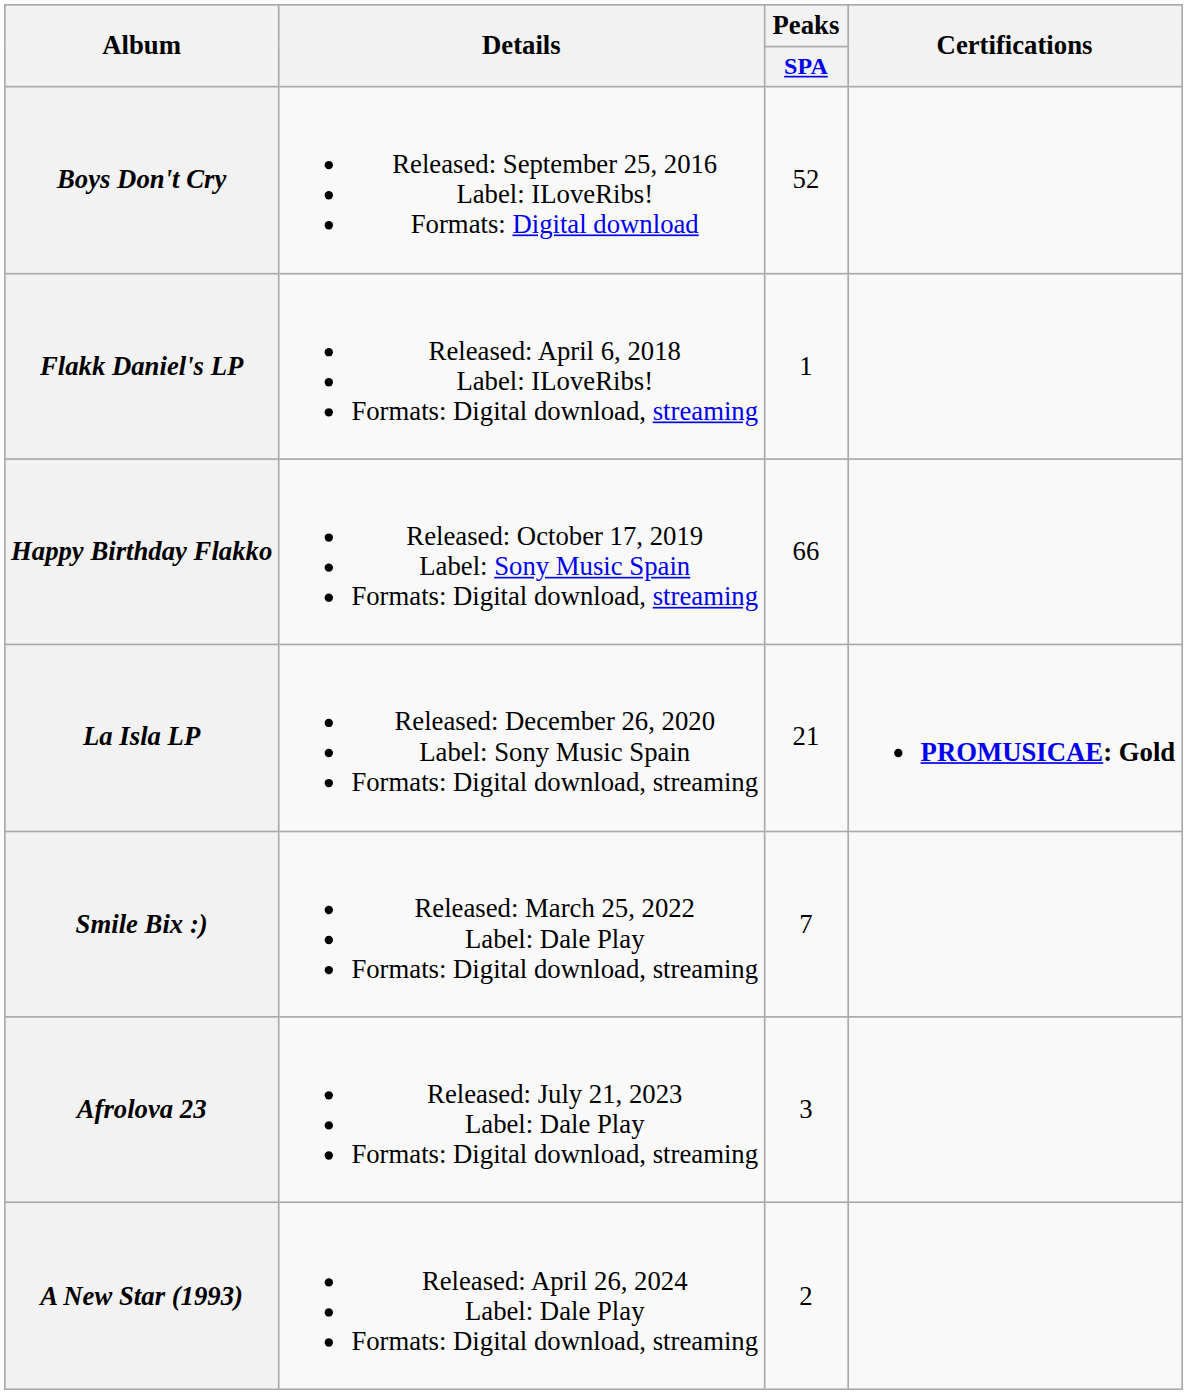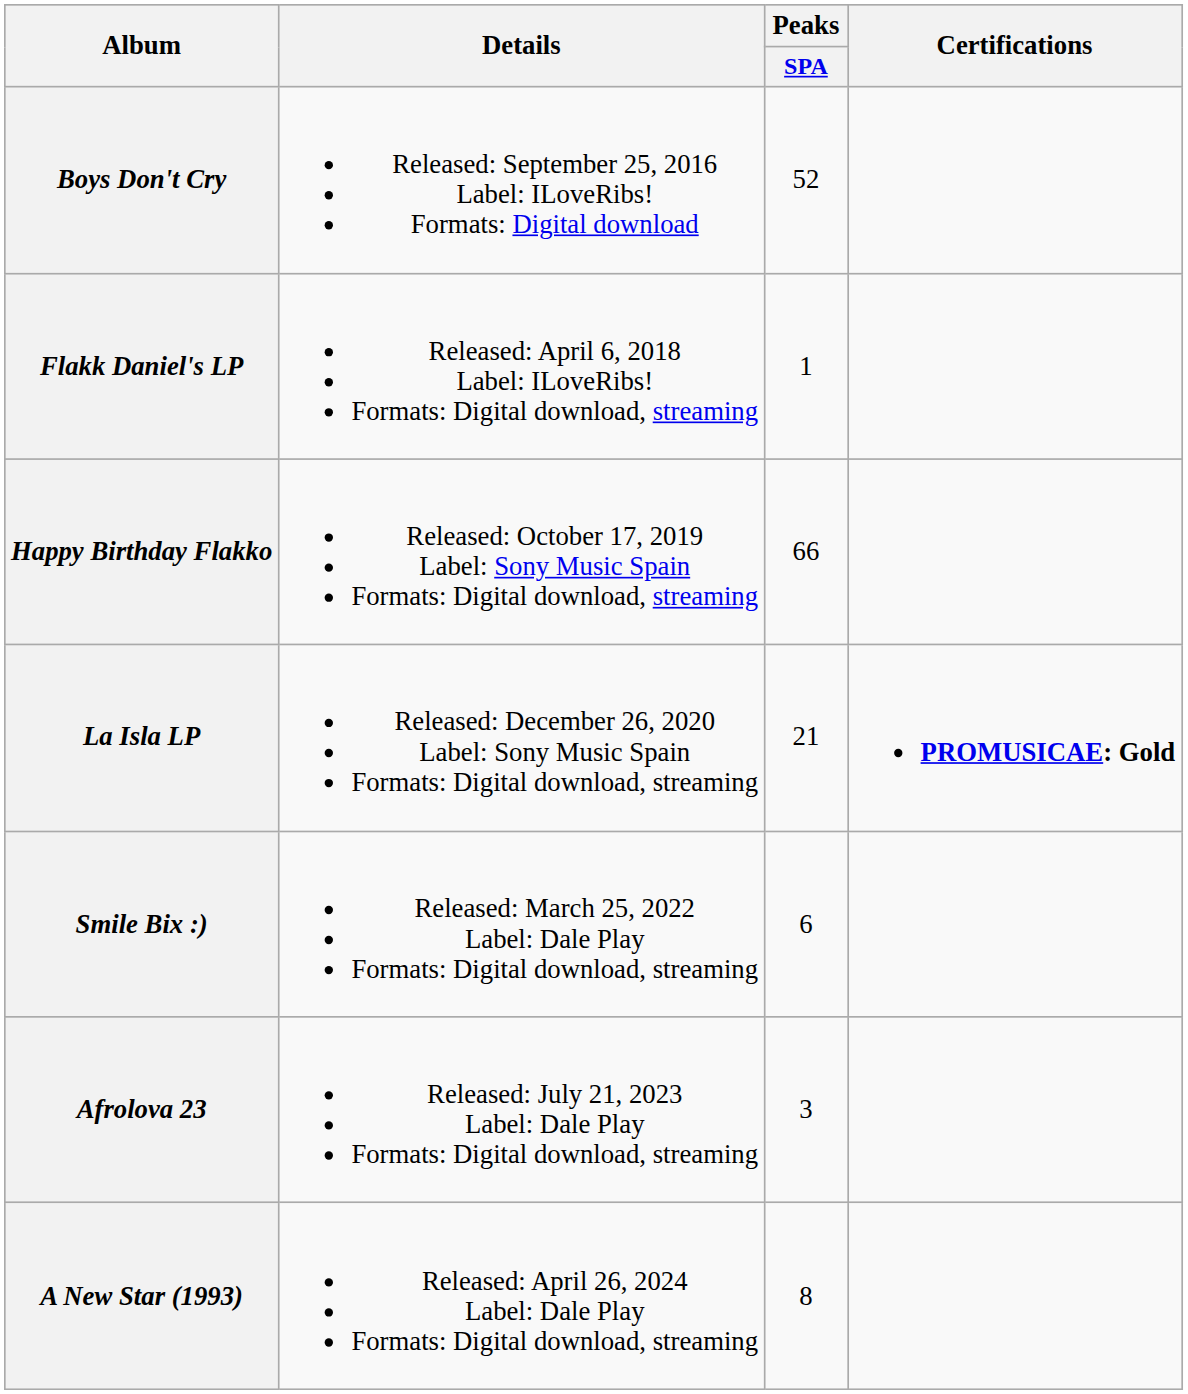(806, 923) 7 -> (806, 923) 6
(806, 1295) 2 -> (806, 1295) 8
